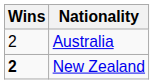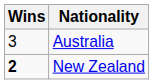(12, 41) 2 -> (12, 41) 3
